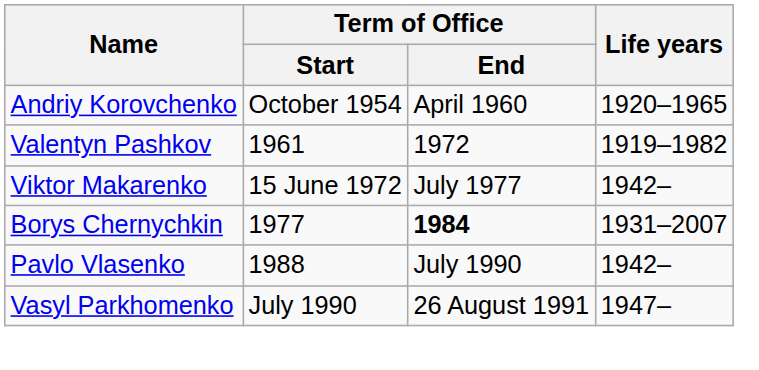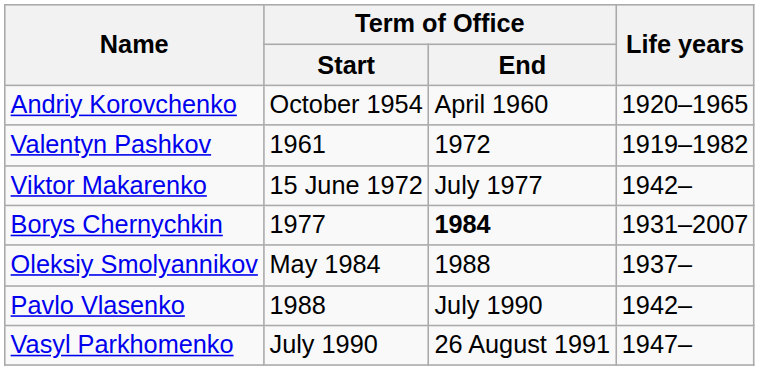+ row: (134, 265)
